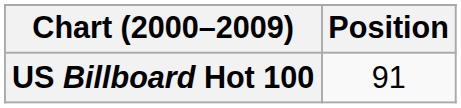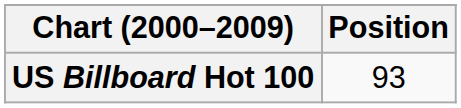(389, 77) 91 -> (389, 77) 93
